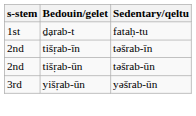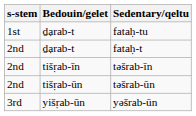+ row: (128, 48)
